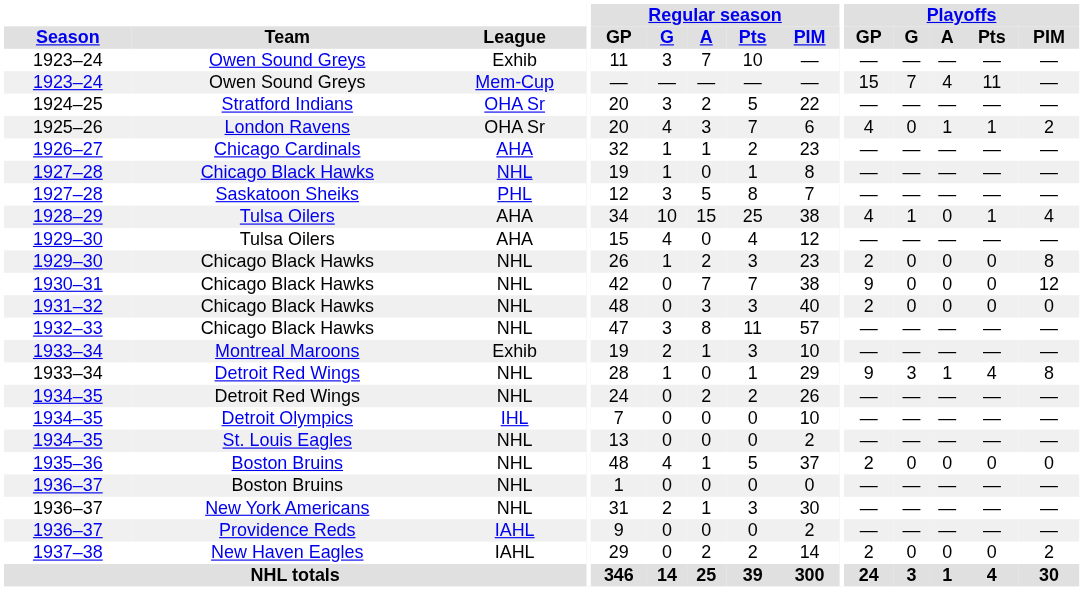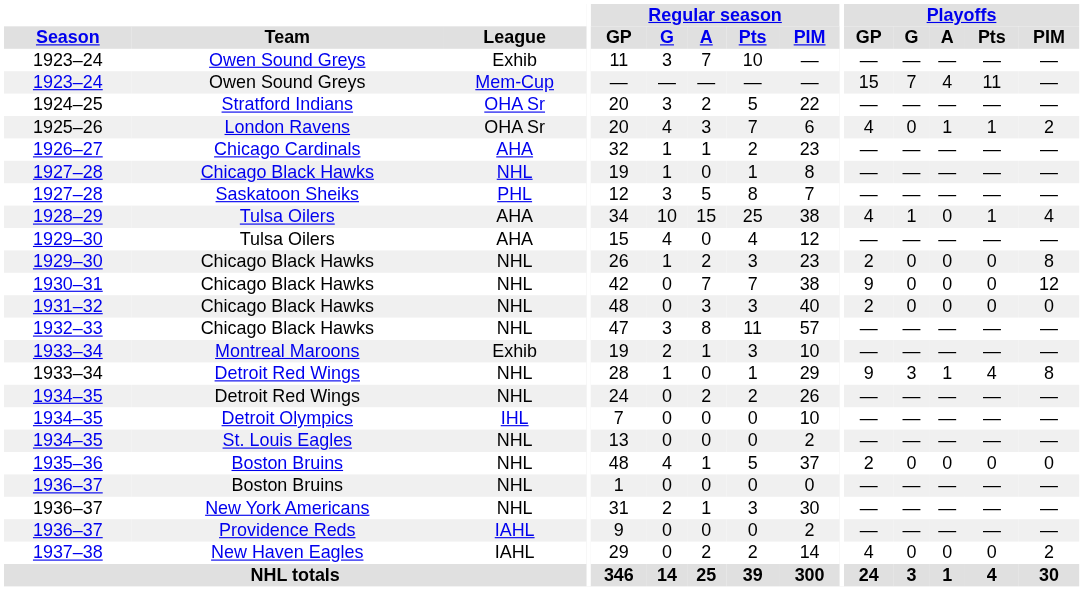(869, 552) 2 -> (869, 552) 4
